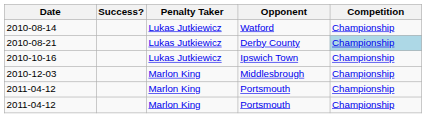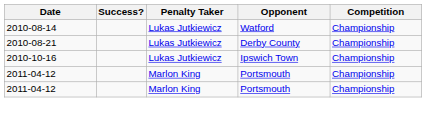(363, 43) lightblue background -> (363, 43) no background
- row: (32, 74)
